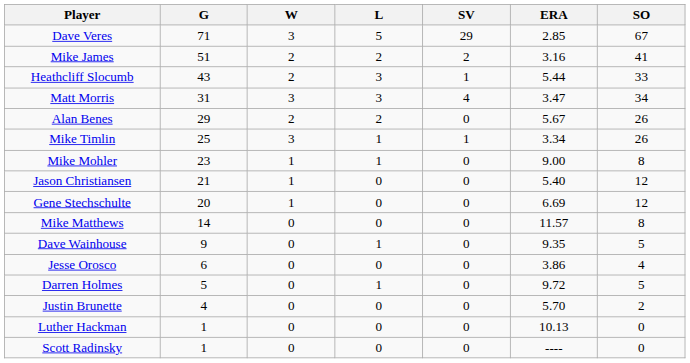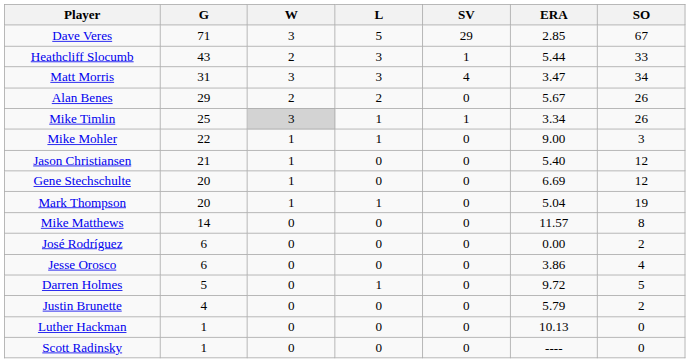- row: (82, 56)
(291, 139) no background -> (291, 118) lightgrey background
(204, 160) 23 -> (204, 139) 22
(641, 160) 8 -> (641, 139) 3
+ row: (82, 202)
- row: (82, 243)
+ row: (82, 243)
(554, 306) 5.70 -> (554, 306) 5.79
